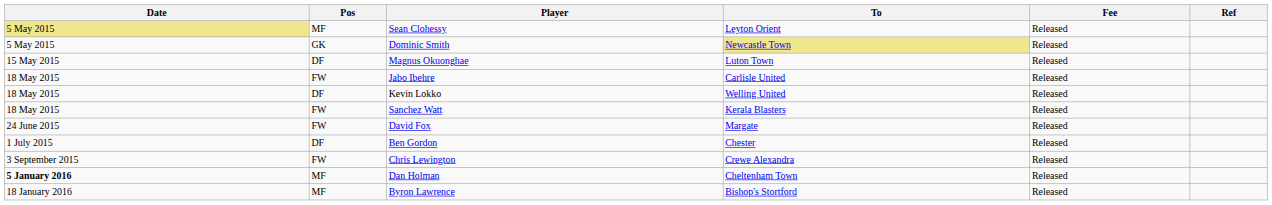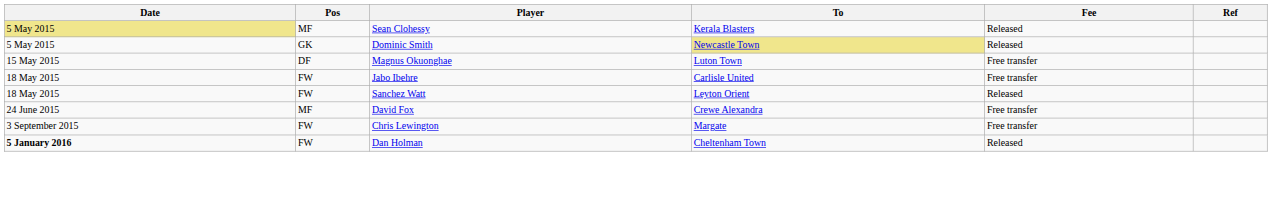(753, 29) Leyton Orient -> (724, 29) Kerala Blasters
(1050, 61) Released -> (1012, 61) Free transfer
(1050, 77) Released -> (1012, 77) Free transfer
- row: (415, 94)
(756, 110) Kerala Blasters -> (722, 94) Leyton Orient
(319, 126) FW -> (305, 110) MF
(742, 126) Margate -> (728, 110) Crewe Alexandra
(1050, 126) Released -> (1012, 110) Free transfer
- row: (413, 143)
(760, 159) Crewe Alexandra -> (710, 126) Margate
(1050, 159) Released -> (1012, 126) Free transfer
(319, 175) MF -> (305, 143) FW
- row: (422, 192)
